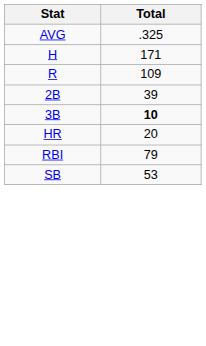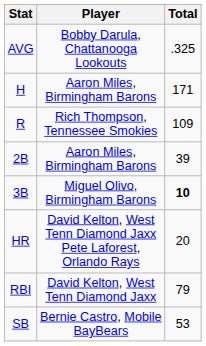+ column: (101, 14)
